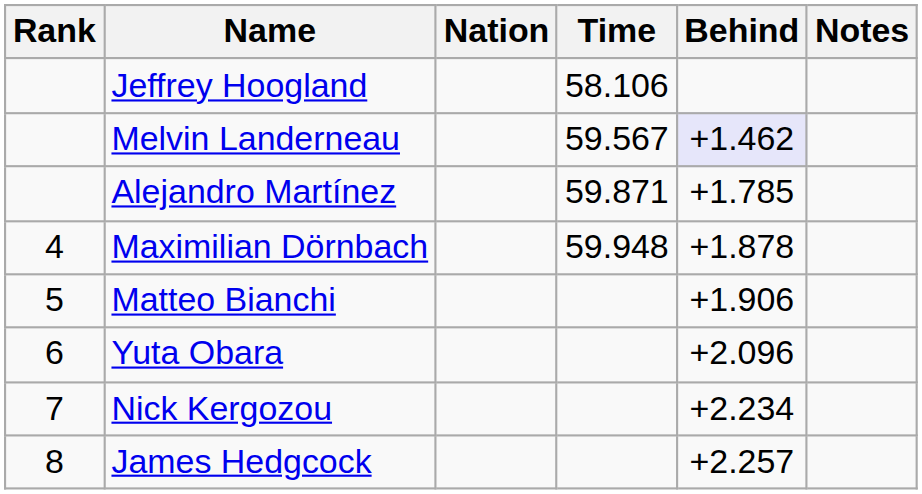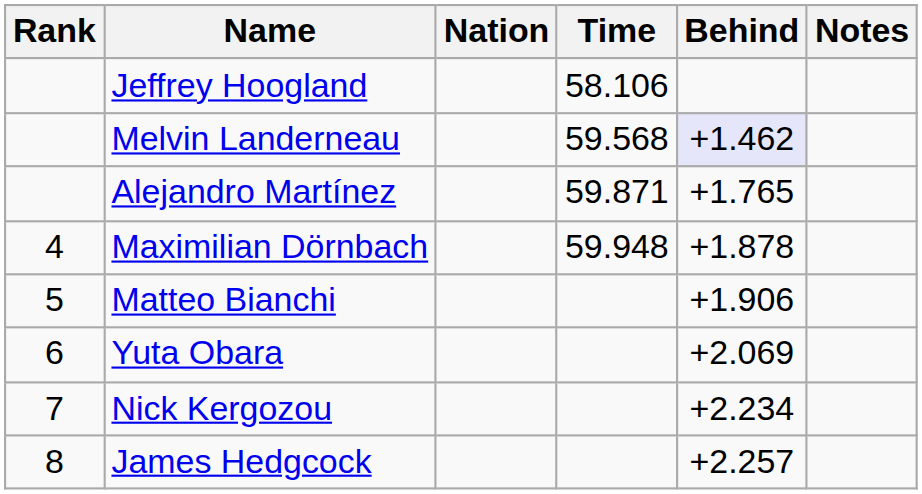(617, 138) 59.567 -> (617, 138) 59.568
(742, 192) +1.785 -> (742, 192) +1.765
(742, 354) +2.096 -> (742, 354) +2.069
